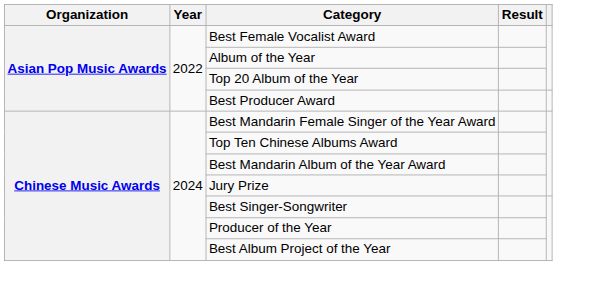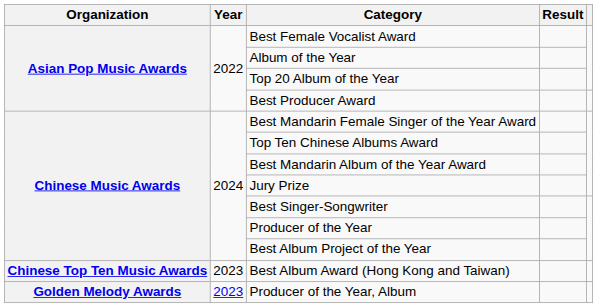+ row: (380, 270)
+ row: (333, 292)
